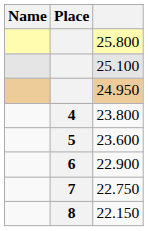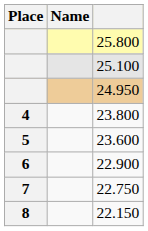columns swapped: (72, 16) <-> (27, 16)
